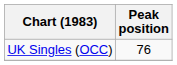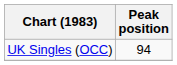(144, 49) 76 -> (144, 49) 94
